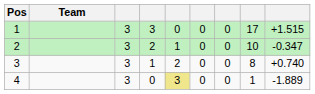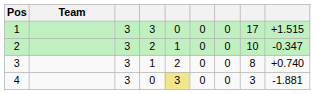(252, 81) 1 -> (252, 81) 3
(288, 81) -1.889 -> (288, 81) -1.881
